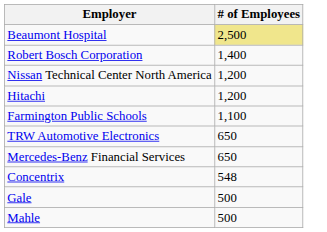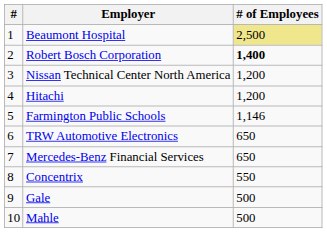+ column: (14, 14)
(232, 55) normal -> (251, 55) bold
(232, 116) 1,100 -> (251, 116) 1,146
(227, 177) 548 -> (246, 177) 550
